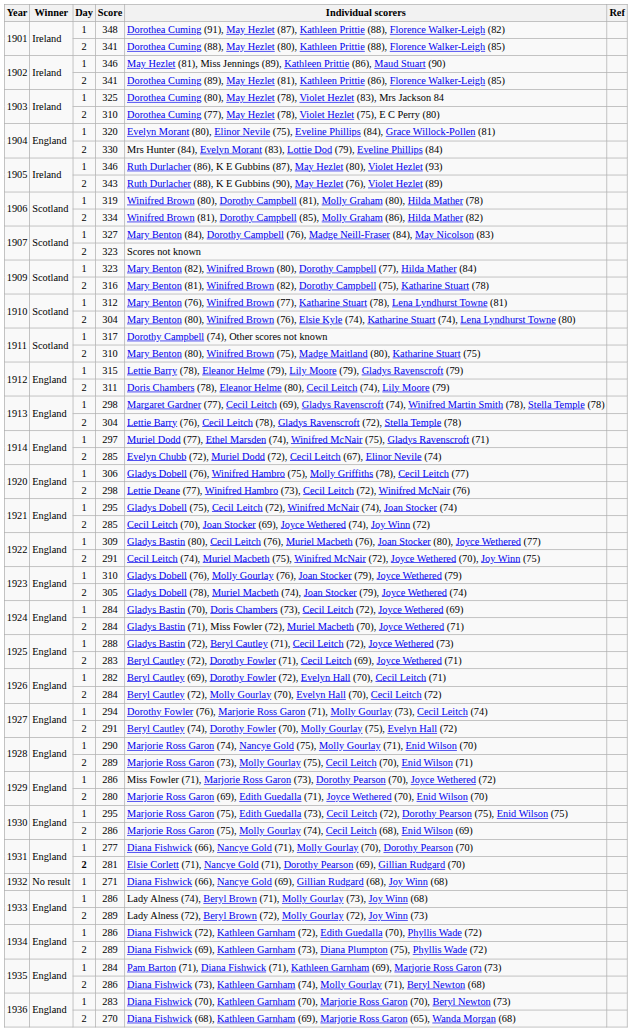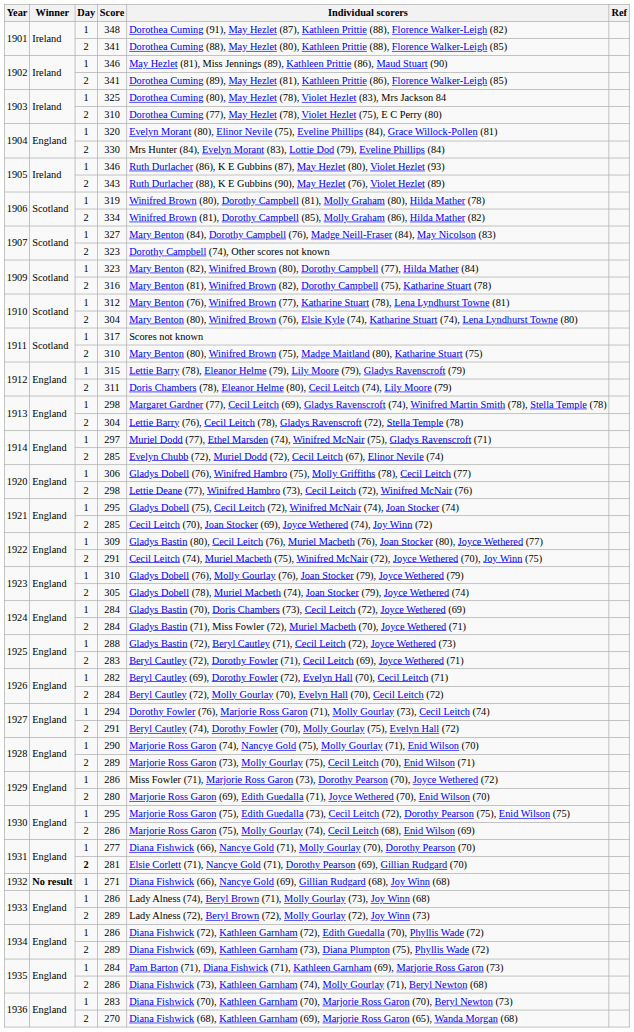(164, 251) Scores not known -> (229, 251) Dorothy Campbell (74), Other scores not known
(227, 337) Dorothy Campbell (74), Other scores not known -> (166, 337) Scores not known
(51, 882) normal -> (52, 882) bold
